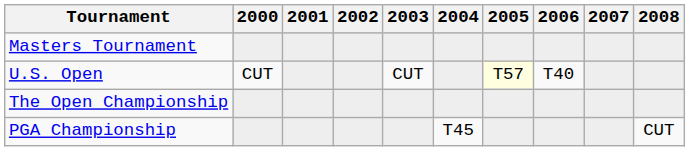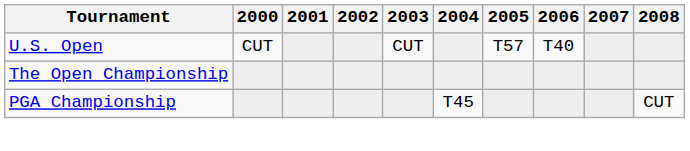- row: (103, 47)
(508, 75) lightyellow background -> (508, 47) no background
